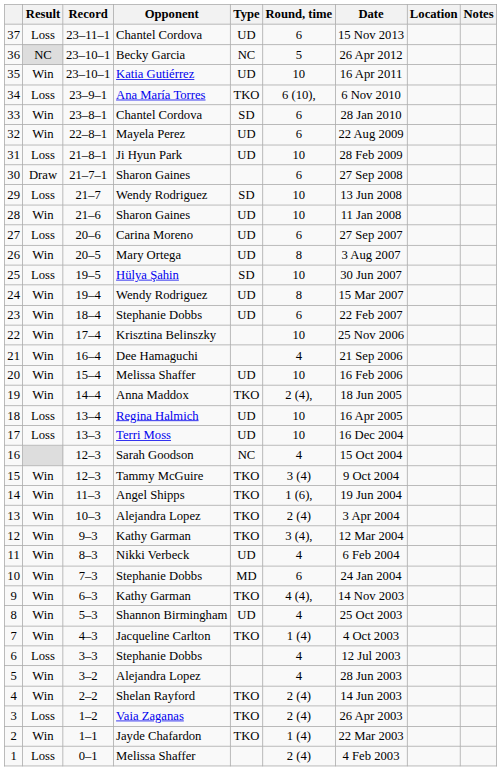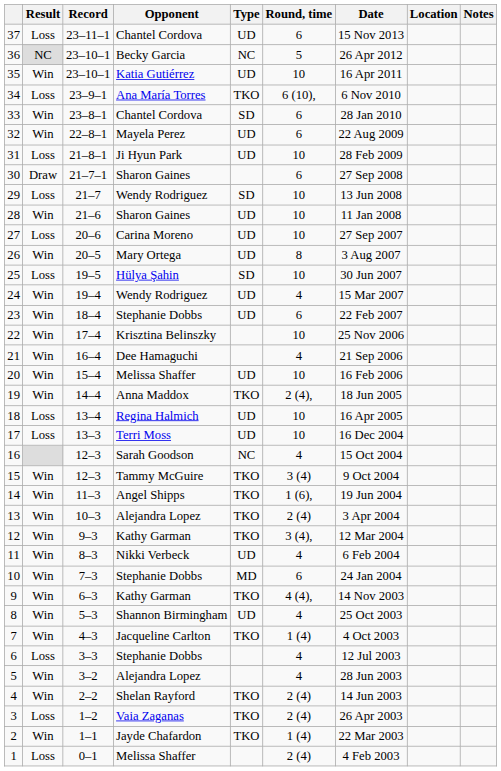(299, 235) 6 -> (299, 235) 10
(299, 295) 8 -> (299, 295) 4
